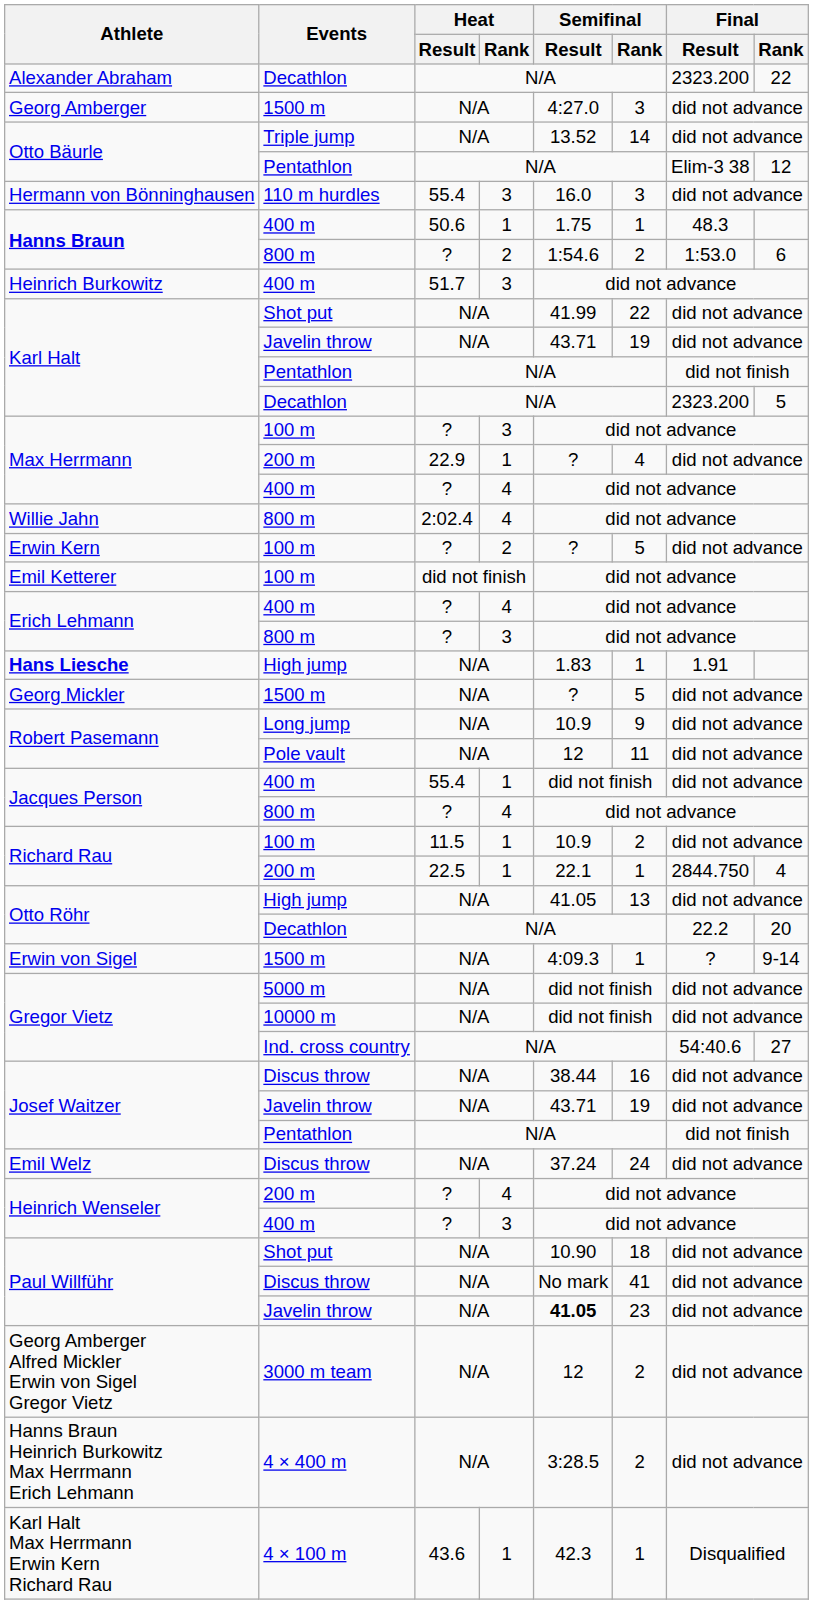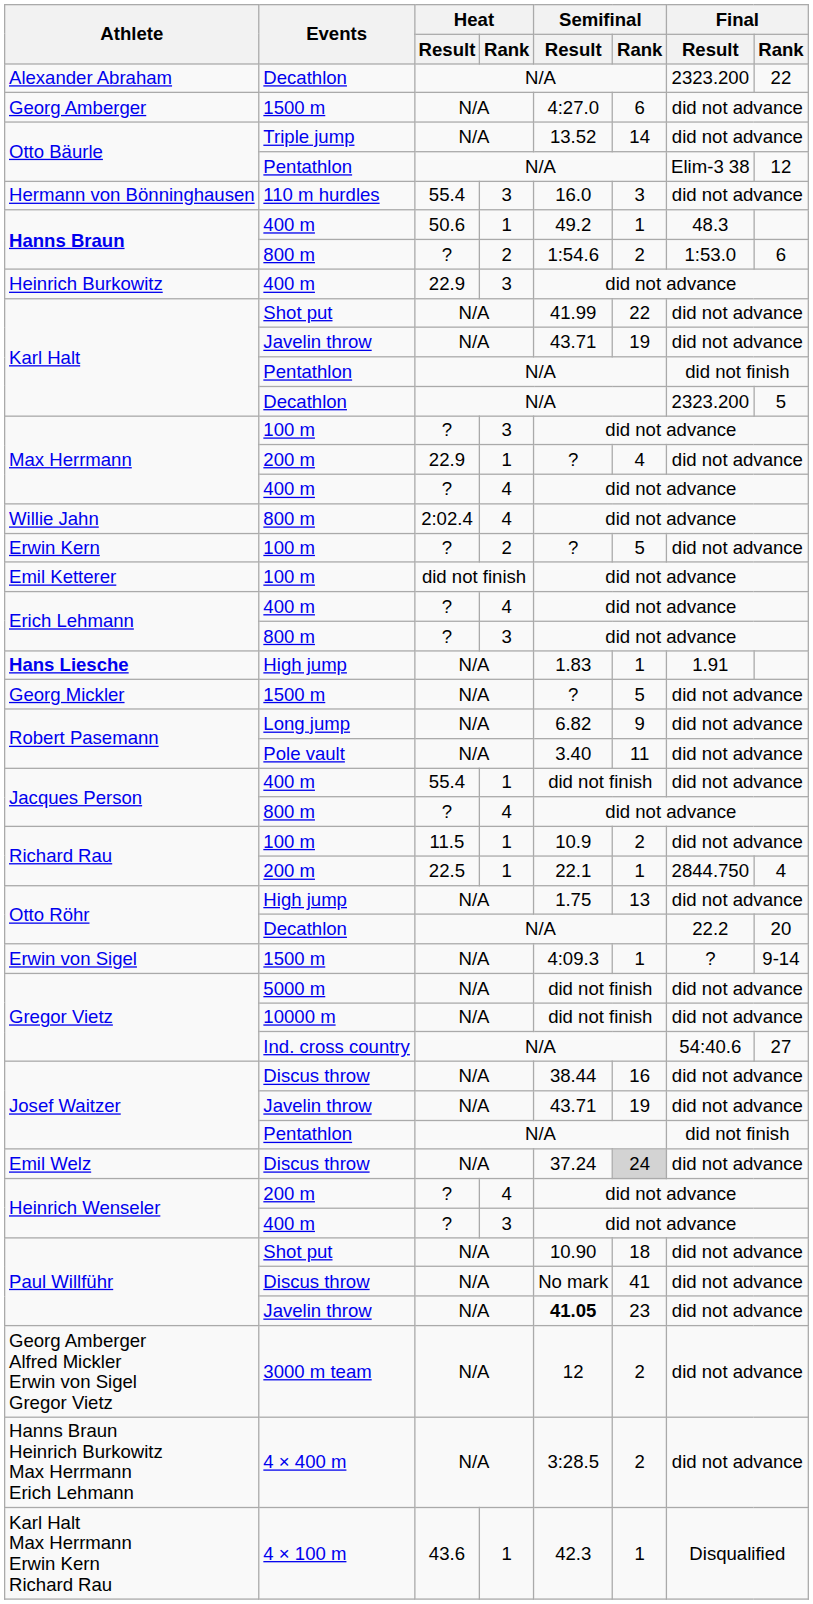(640, 108) 3 -> (640, 108) 6
(573, 225) 1.75 -> (573, 225) 49.2
(447, 284) 51.7 -> (447, 284) 22.9
(573, 724) 10.9 -> (573, 724) 6.82
(573, 753) 12 -> (573, 753) 3.40
(573, 900) 41.05 -> (573, 900) 1.75
(640, 1164) no background -> (640, 1164) lightgrey background
